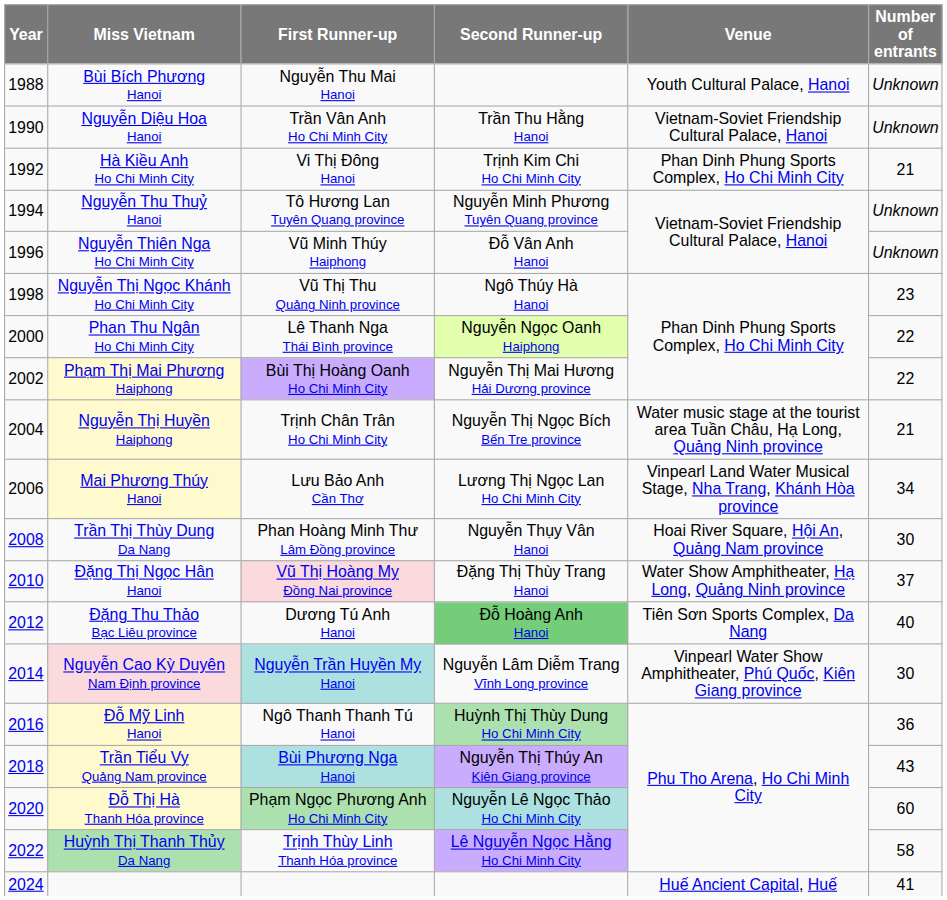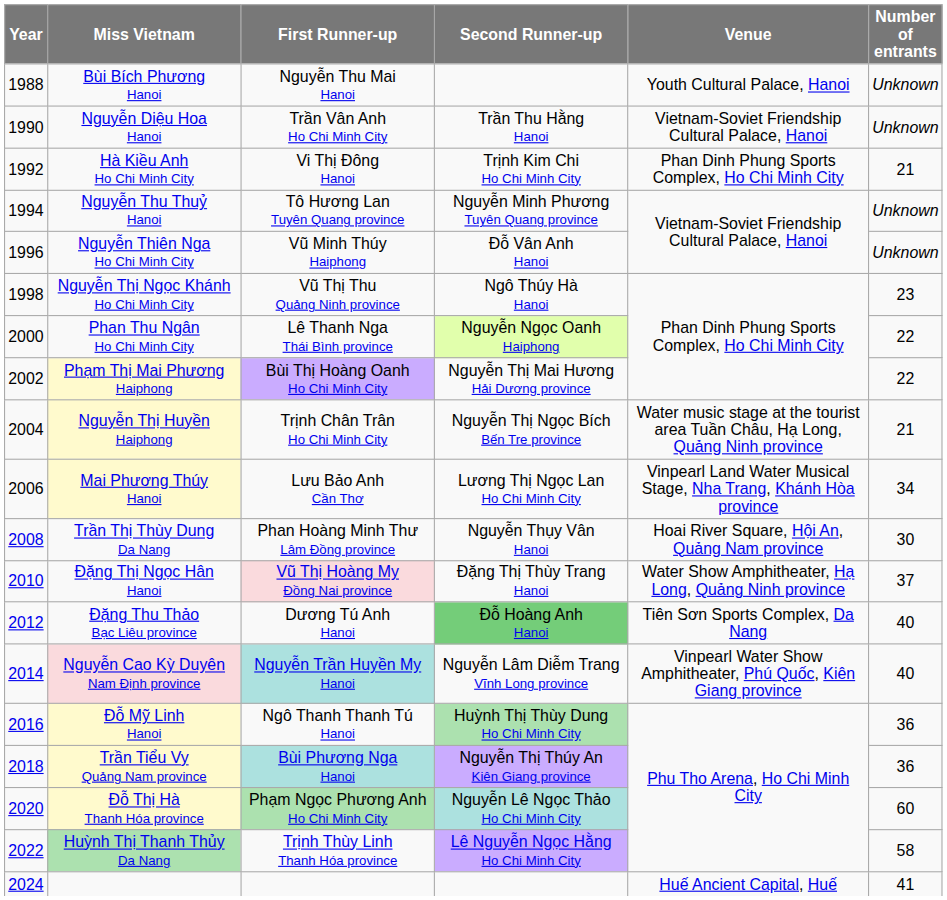(905, 674) 30 -> (905, 674) 40
(905, 766) 43 -> (905, 766) 36
